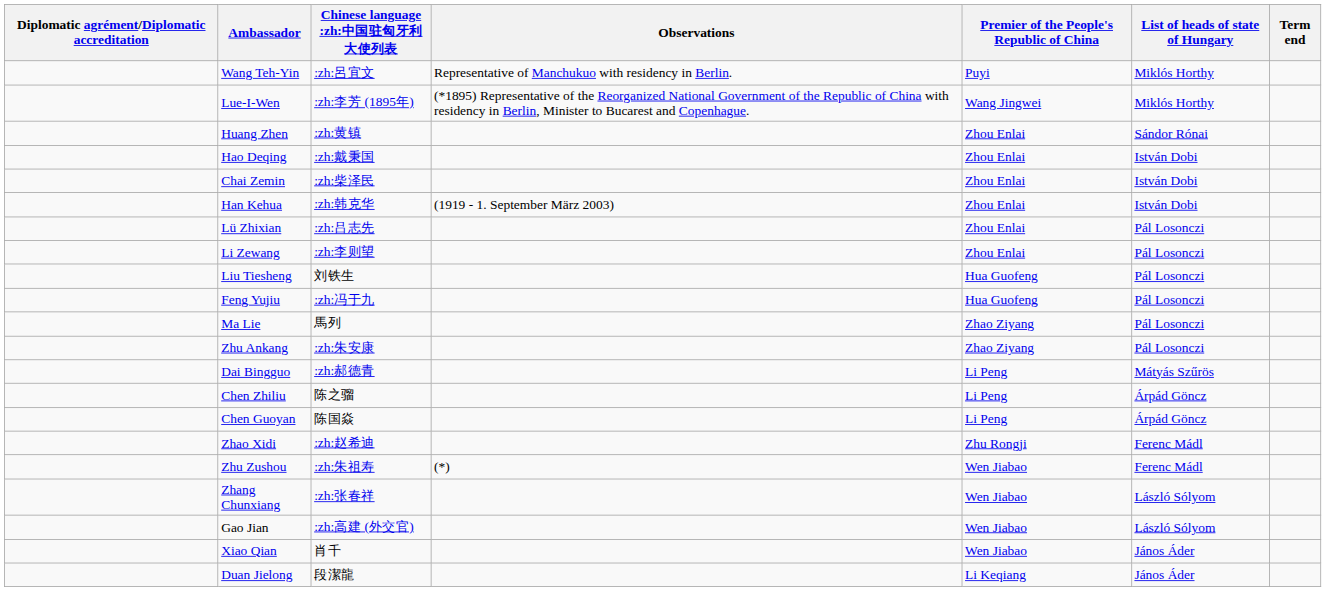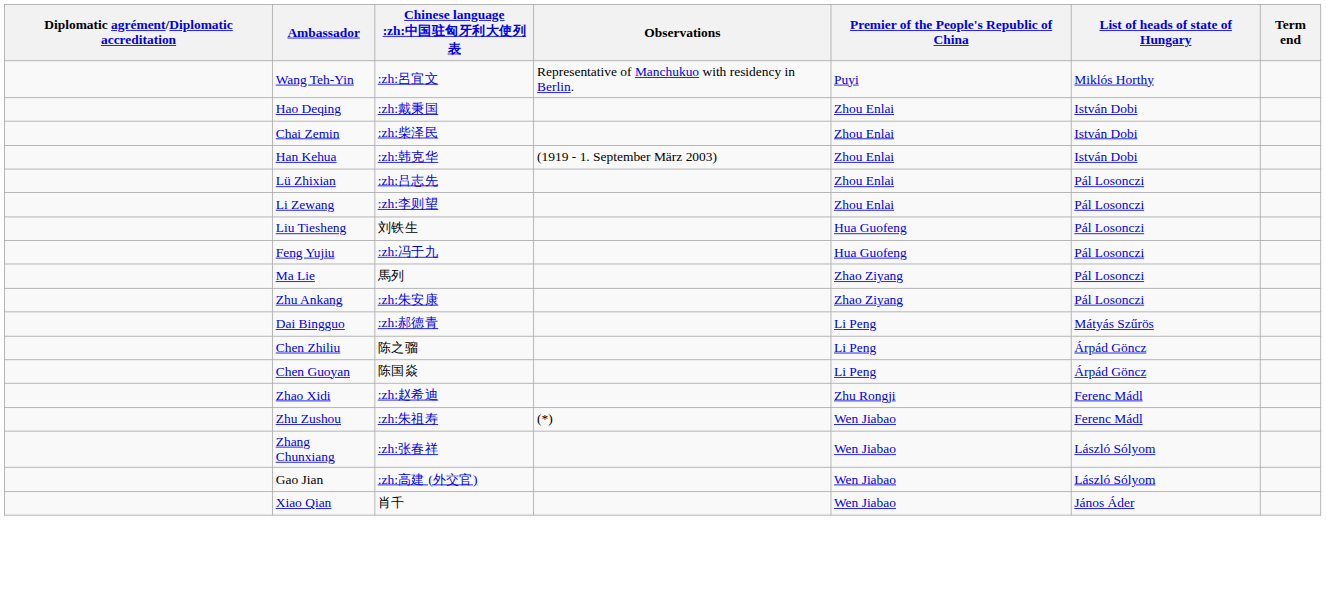- row: (251, 103)
- row: (255, 133)
- row: (257, 574)
